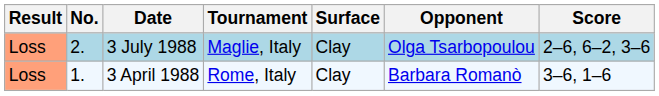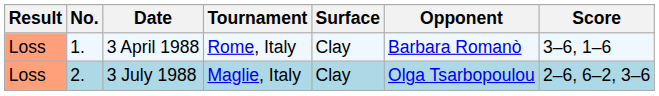rows swapped: (153, 75) <-> (152, 46)
